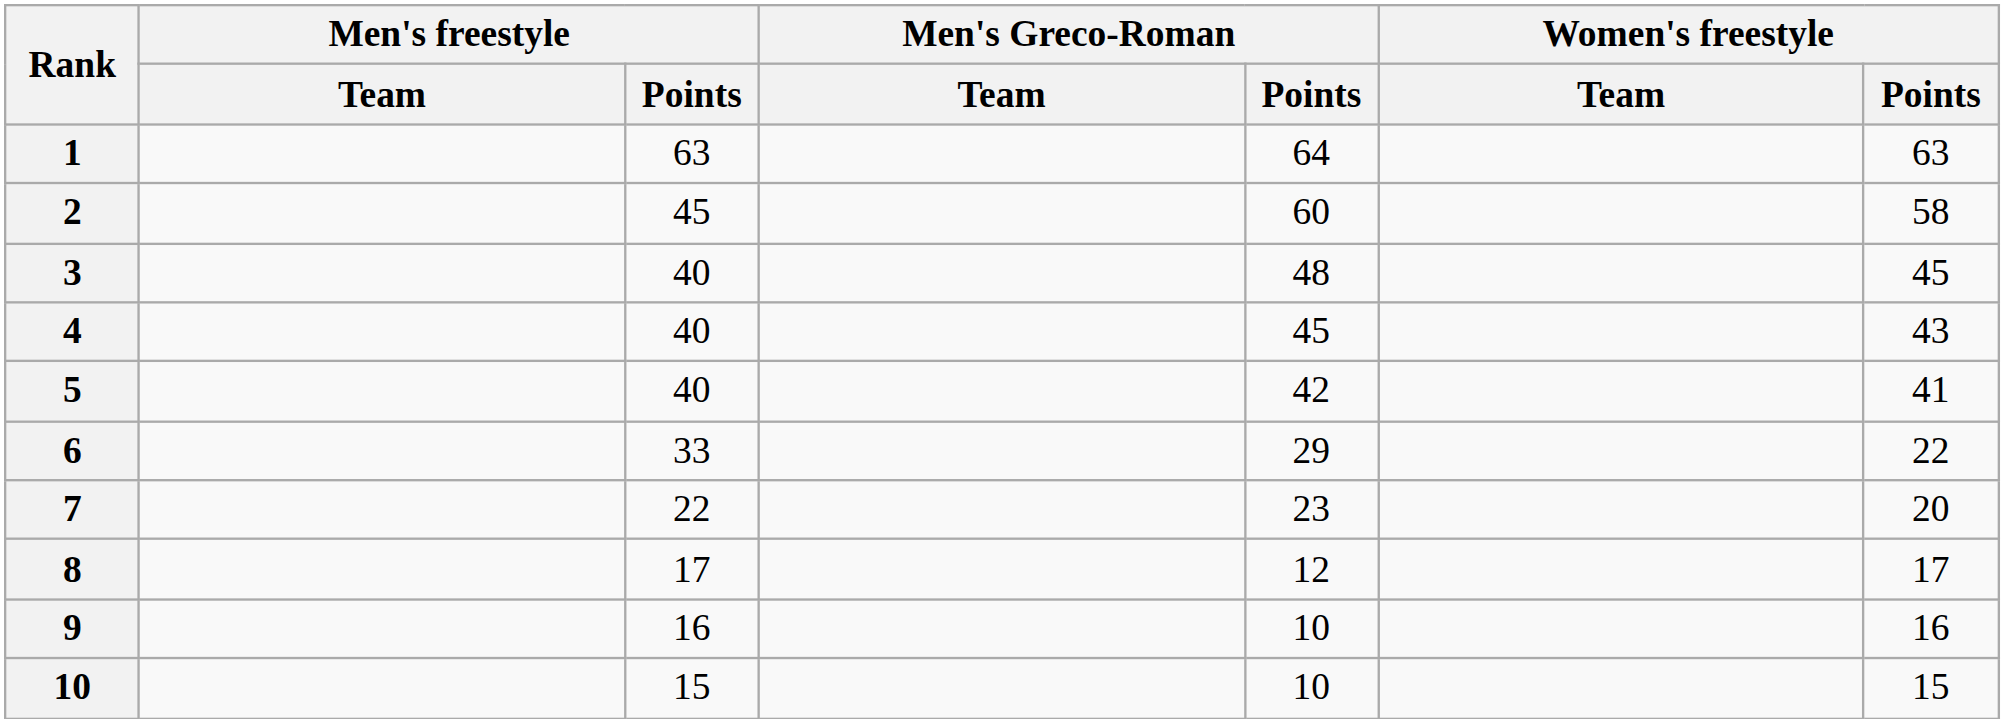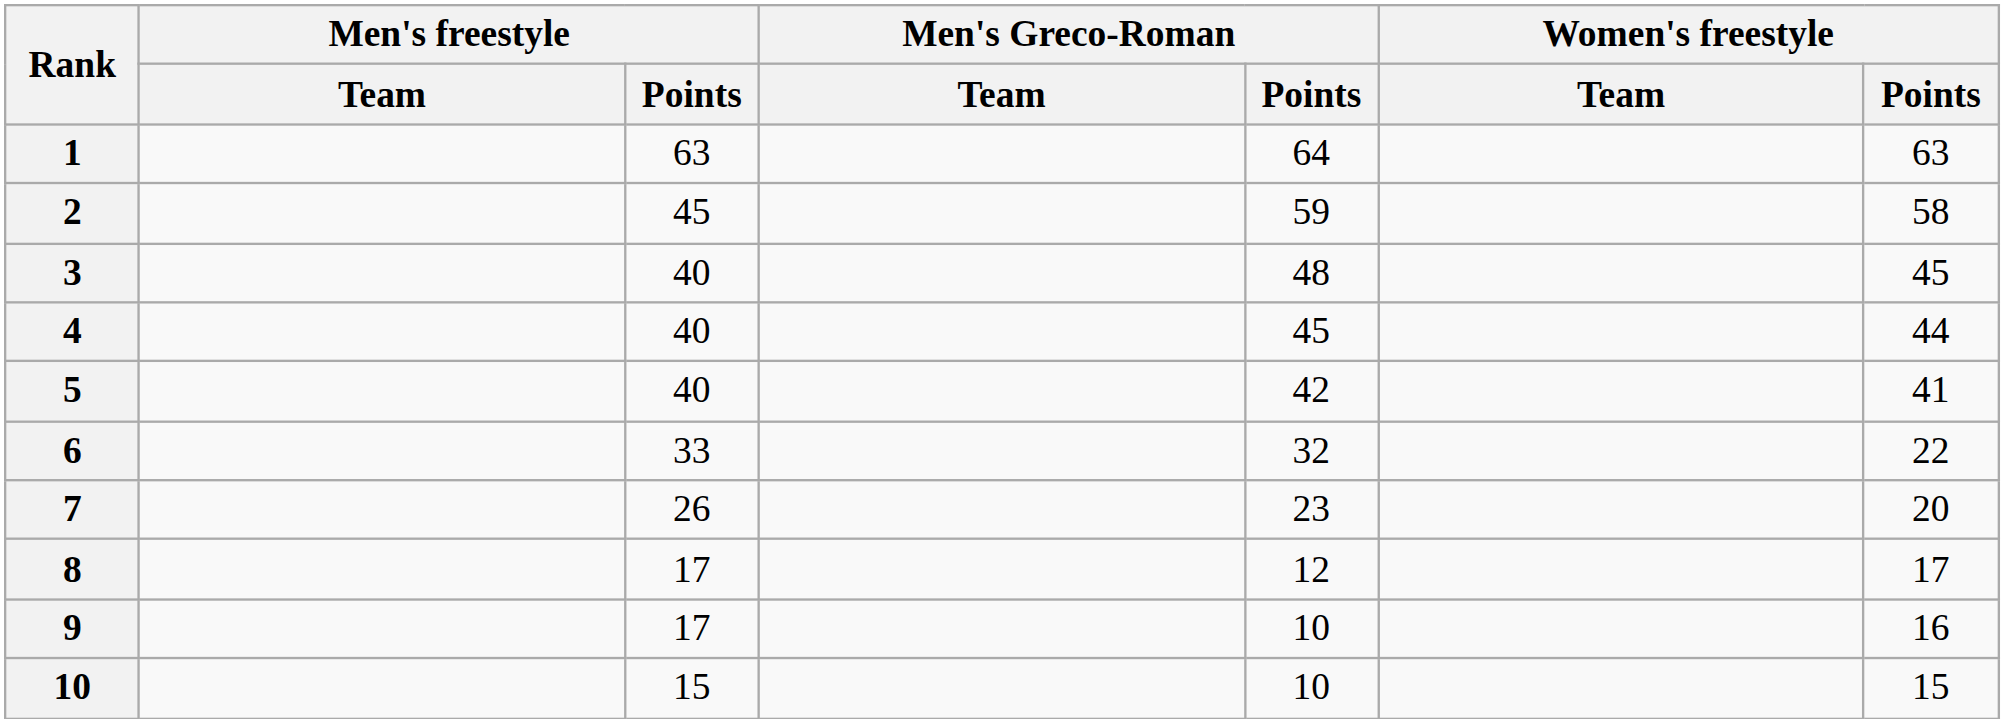(1311, 212) 60 -> (1311, 212) 59
(1931, 331) 43 -> (1931, 331) 44
(1311, 449) 29 -> (1311, 449) 32
(692, 509) 22 -> (692, 509) 26
(692, 627) 16 -> (692, 627) 17
